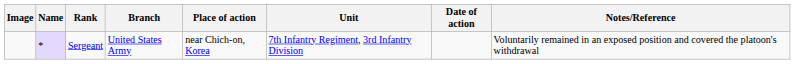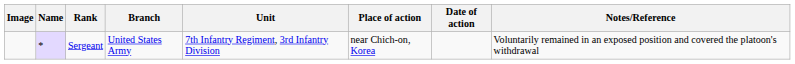columns swapped: (349, 18) <-> (224, 18)
